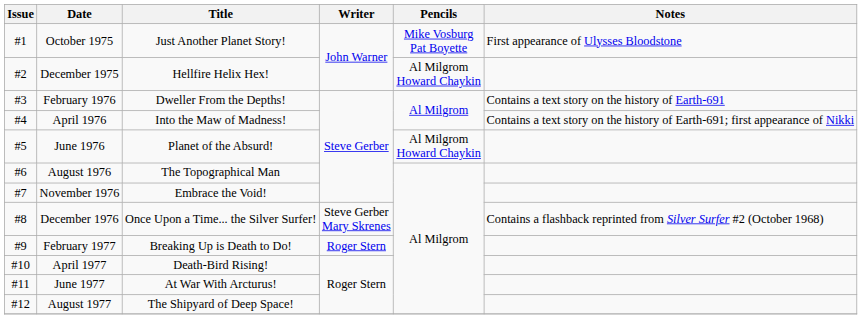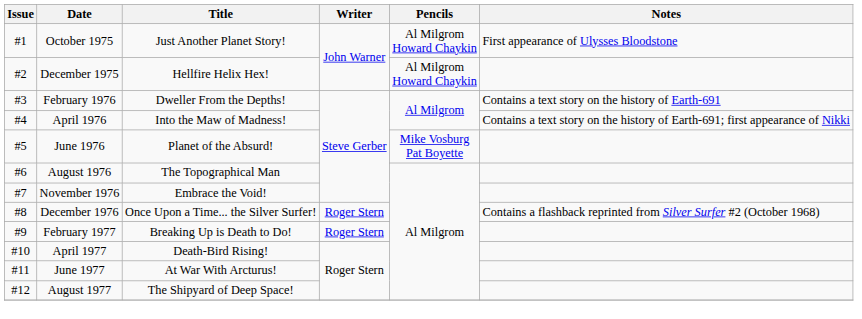(439, 40) Mike Vosburg Pat Boyette -> (435, 40) Al Milgrom Howard Chaykin
(439, 146) Al Milgrom Howard Chaykin -> (435, 146) Mike Vosburg Pat Boyette
(356, 219) Steve Gerber Mary Skrenes -> (354, 212) Roger Stern
